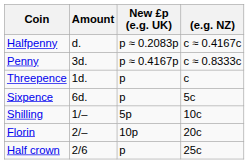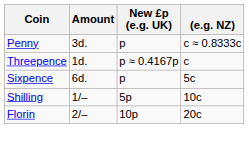- row: (32, 43)
(149, 61) p ≈ 0.4167p -> (122, 43) p
(122, 79) p -> (149, 61) p ≈ 0.4167p
- row: (33, 150)
